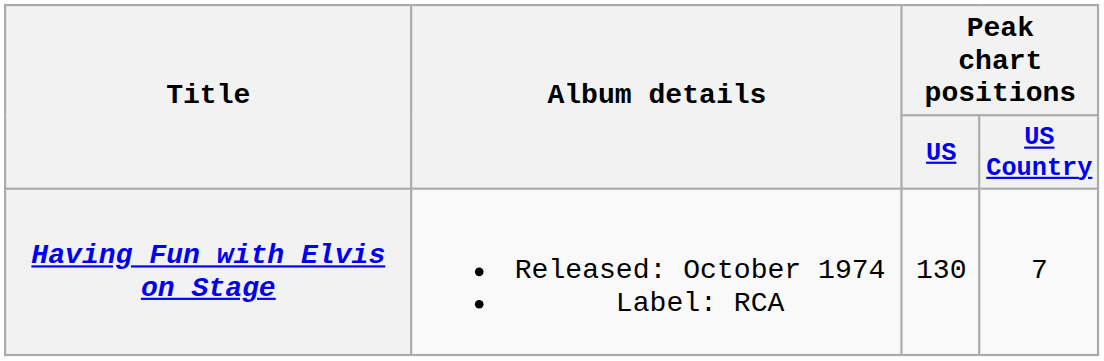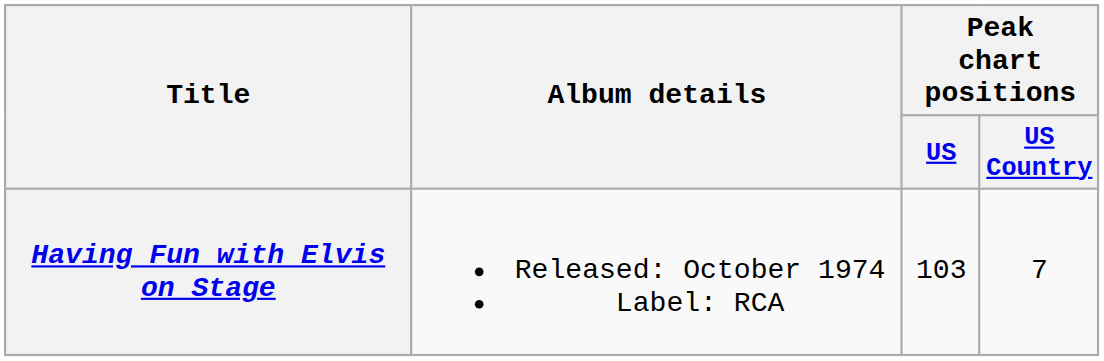(941, 272) 130 -> (941, 272) 103
